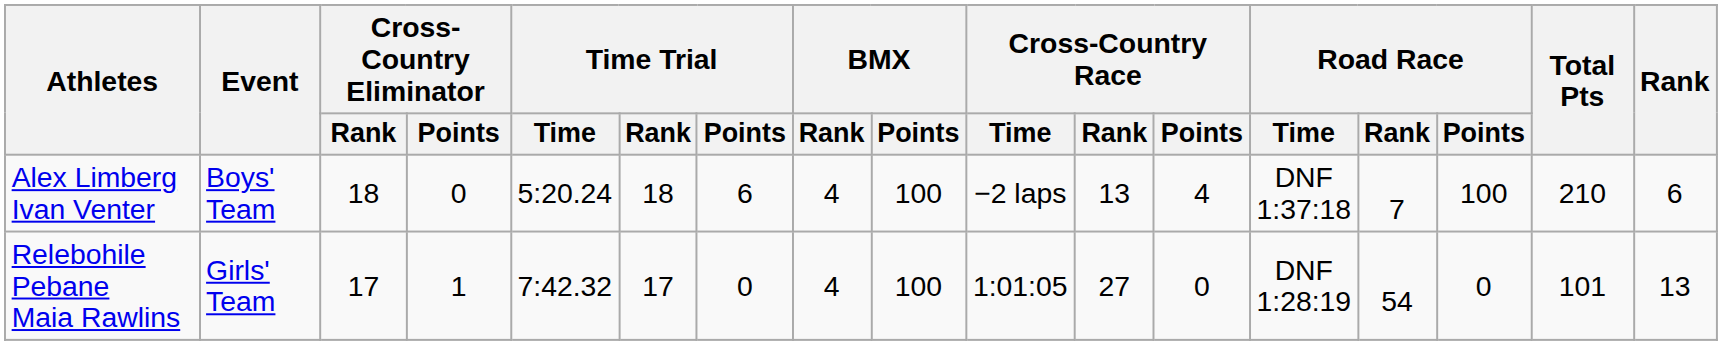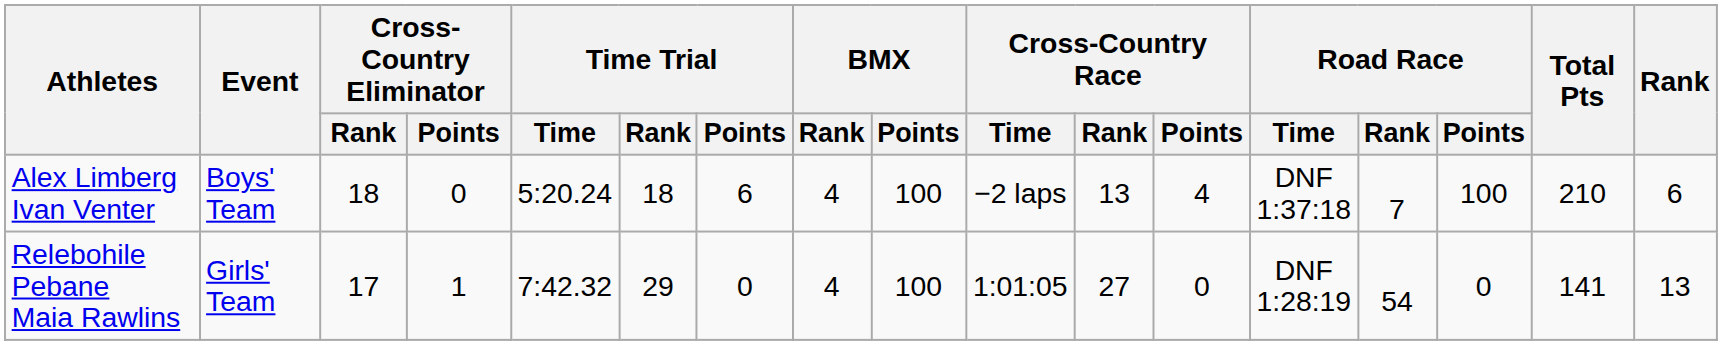(658, 286) 17 -> (658, 286) 29
(1582, 286) 101 -> (1582, 286) 141
